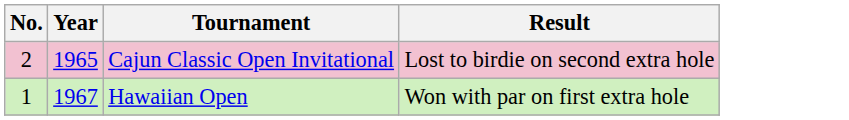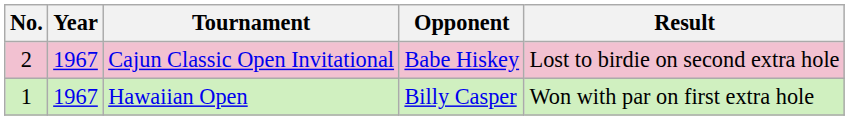+ column: (462, 23)
(76, 59) 1965 -> (76, 59) 1967
